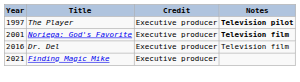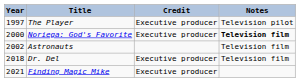(257, 23) bold -> (257, 23) normal
(15, 35) 2001 -> (15, 35) 2000
+ row: (51, 47)
(15, 47) 2016 -> (15, 59) 2018
